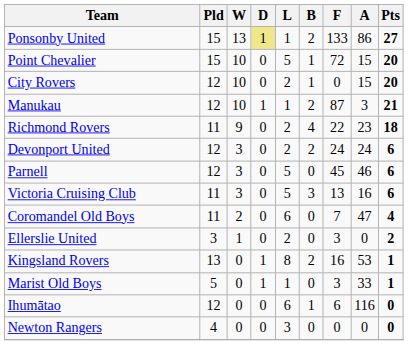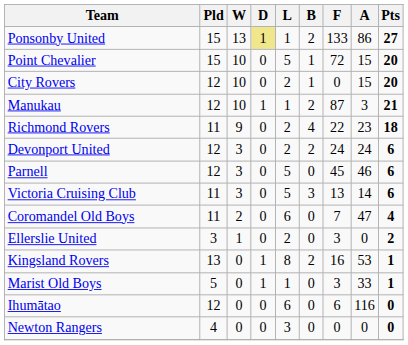(364, 194) 16 -> (364, 194) 14
(311, 305) 1 -> (311, 305) 0
